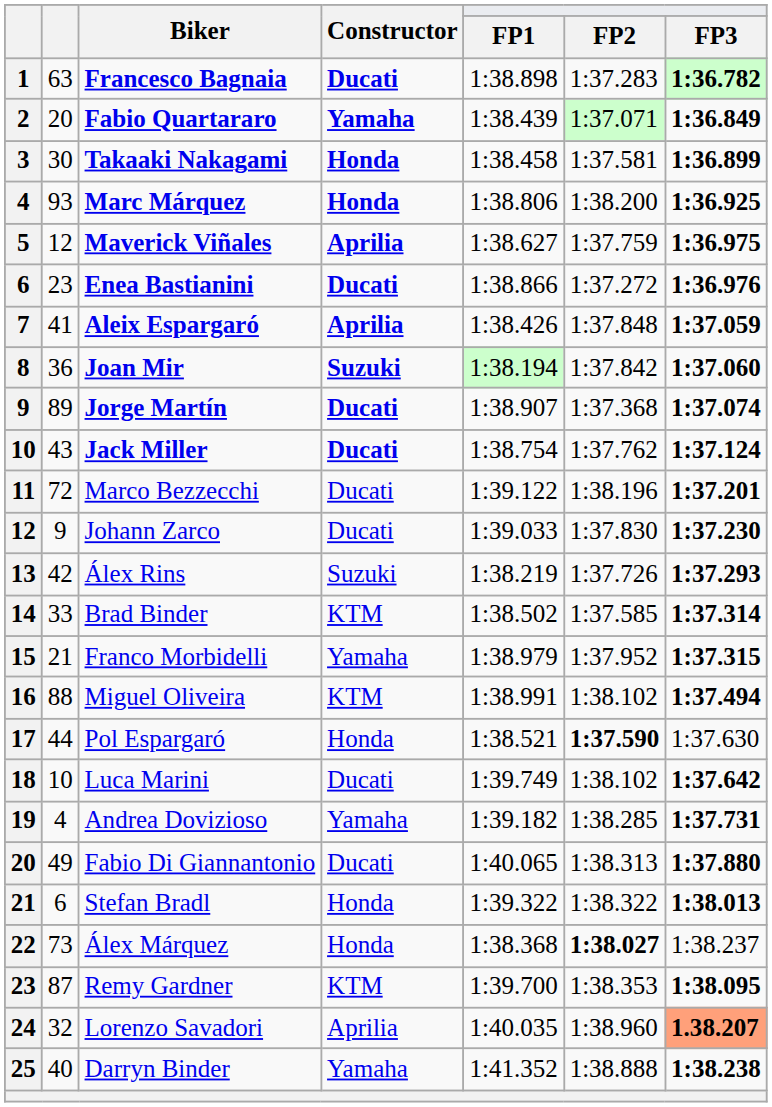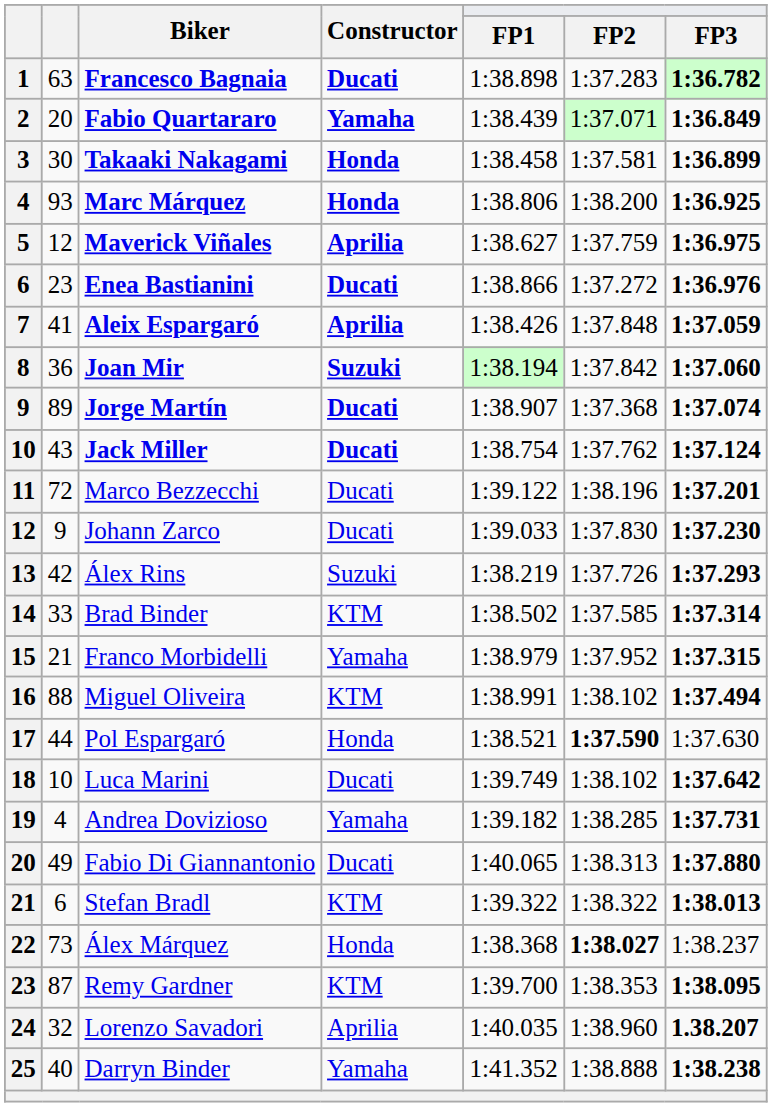(360, 903) Honda -> (355, 903) KTM
(715, 1027) lightsalmon background -> (715, 1027) no background
